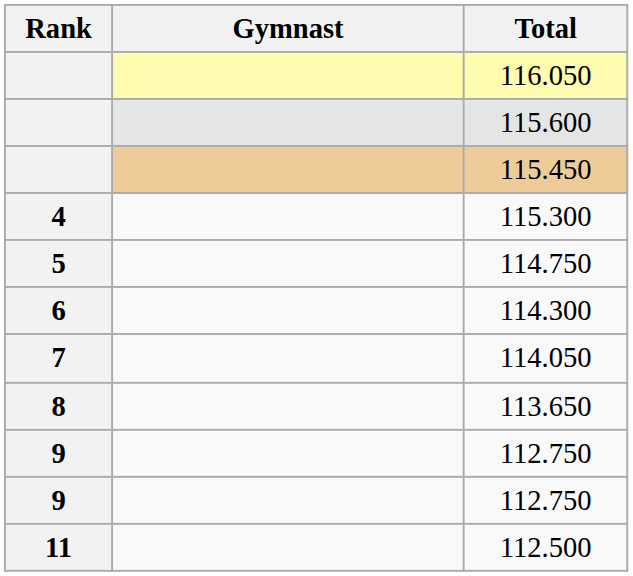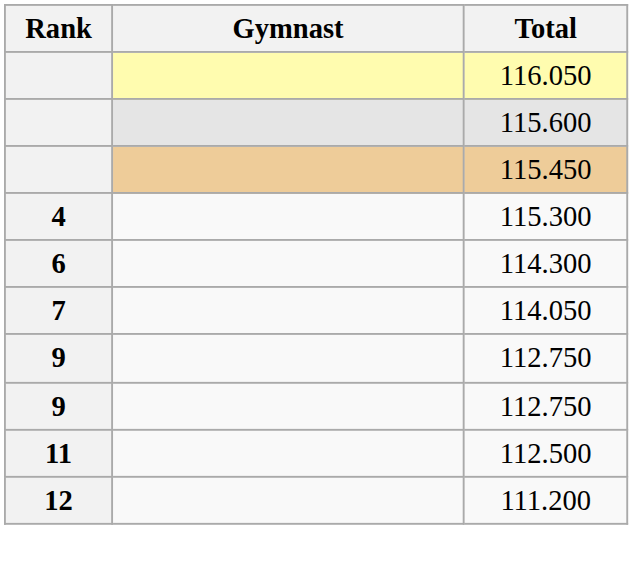- row: (59, 263)
- row: (59, 405)
+ row: (59, 499)
